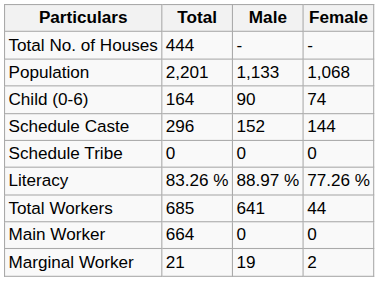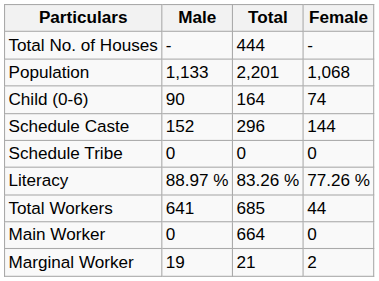columns swapped: (197, 18) <-> (268, 18)
